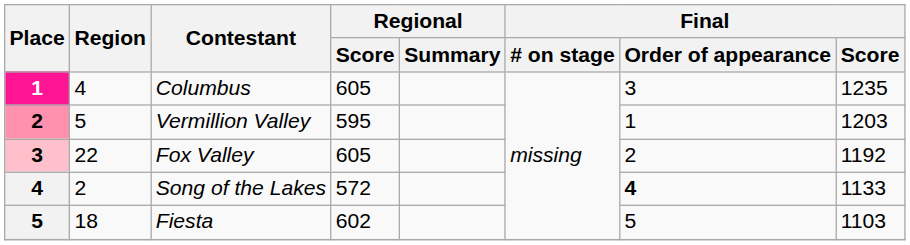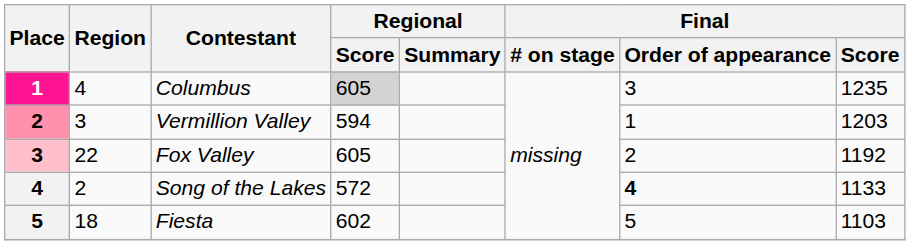(353, 88) no background -> (353, 88) lightgrey background
(80, 121) 5 -> (80, 121) 3
(353, 121) 595 -> (353, 121) 594
